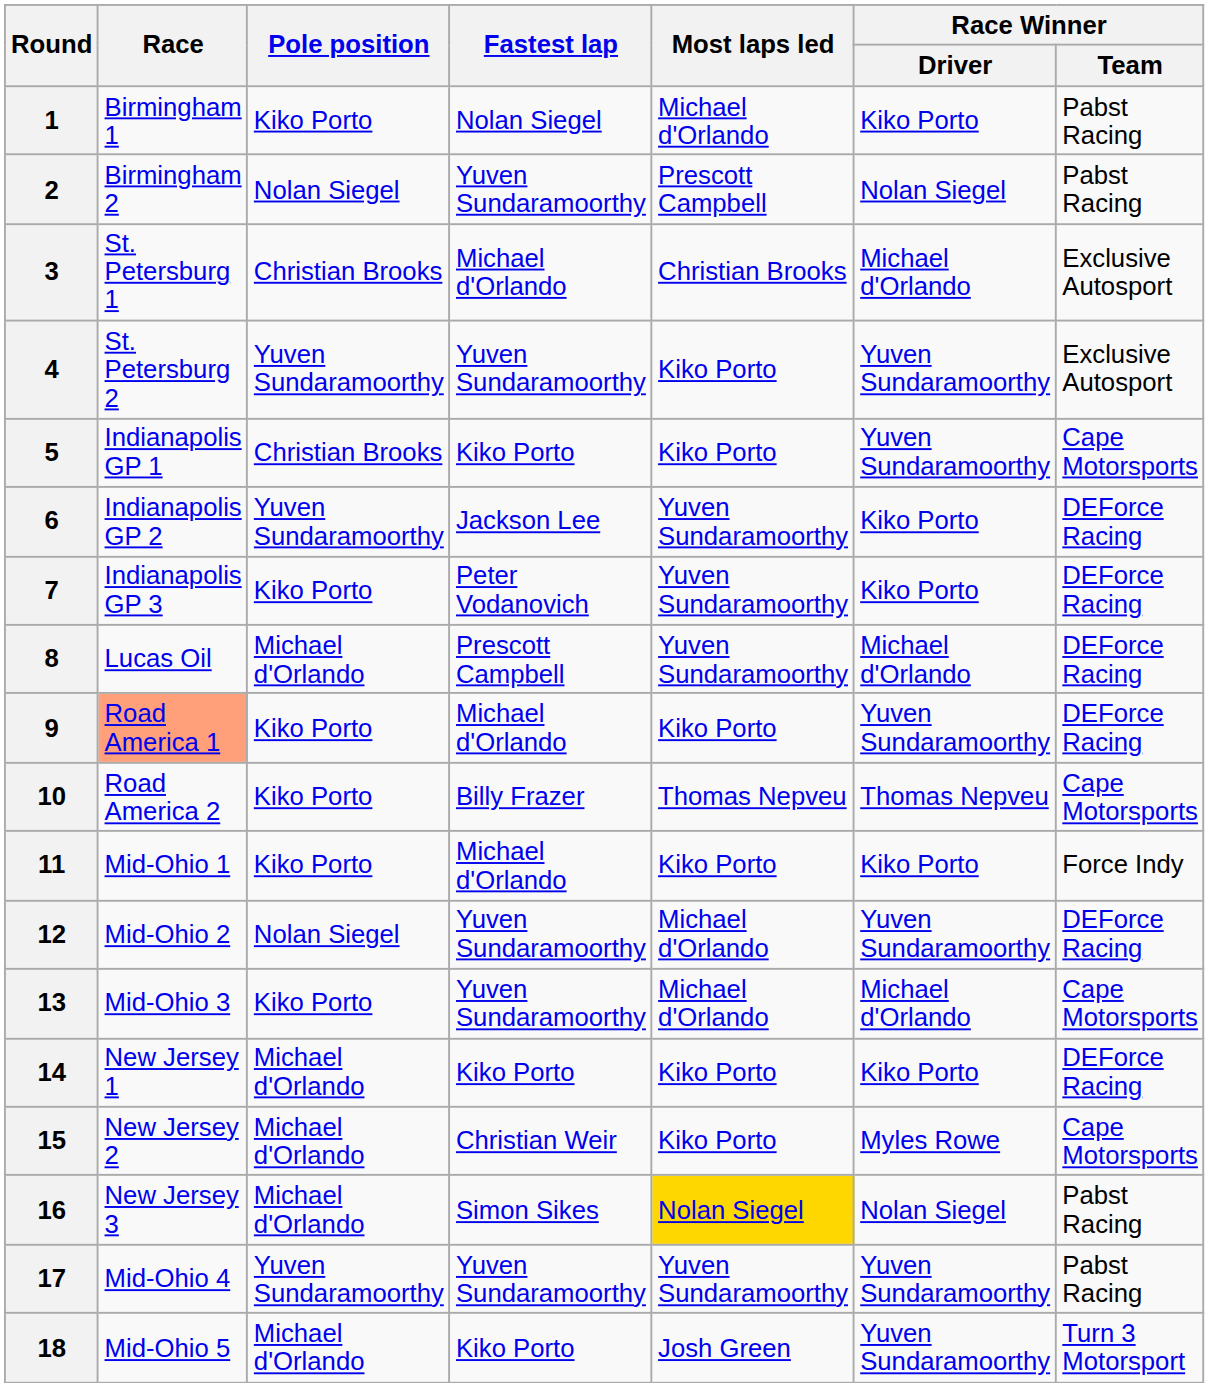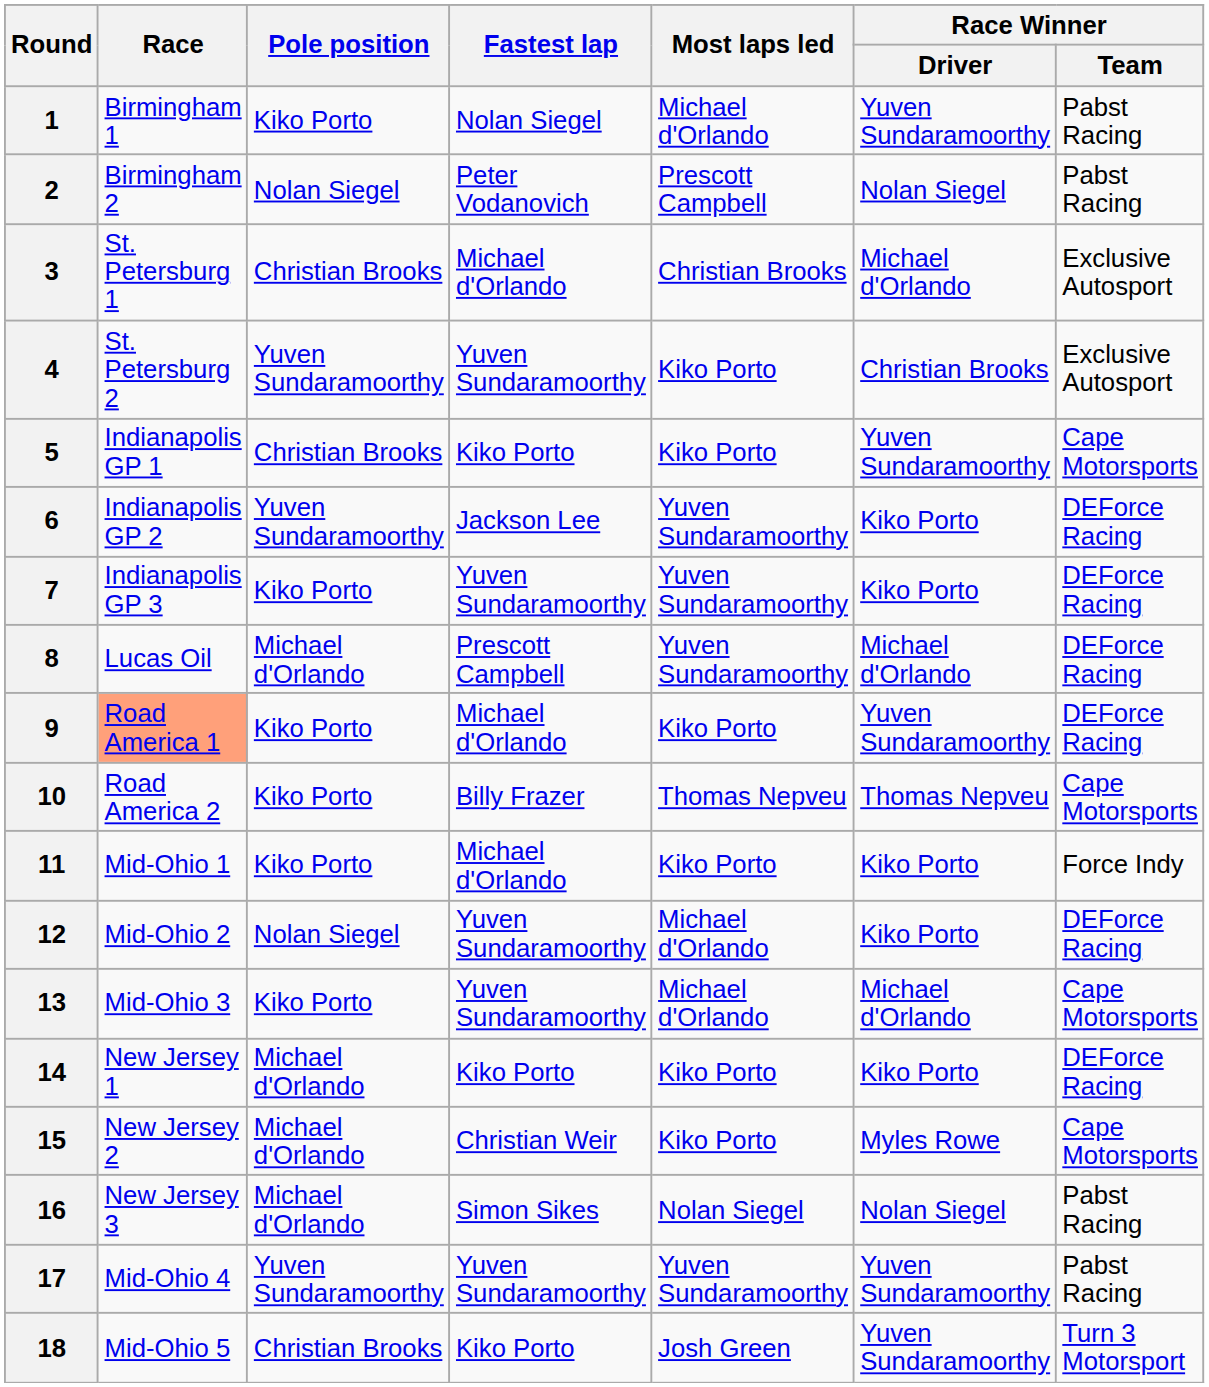(919, 120) Kiko Porto -> (955, 120) Yuven Sundaramoorthy
(551, 189) Yuven Sundaramoorthy -> (522, 189) Peter Vodanovich
(955, 369) Yuven Sundaramoorthy -> (954, 369) Christian Brooks
(522, 590) Peter Vodanovich -> (551, 590) Yuven Sundaramoorthy
(955, 934) Yuven Sundaramoorthy -> (919, 934) Kiko Porto
(731, 1210) gold background -> (731, 1210) no background
(309, 1347) Michael d'Orlando -> (348, 1347) Christian Brooks
